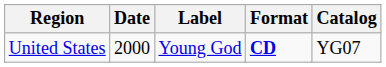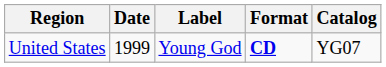(132, 47) 2000 -> (132, 47) 1999
